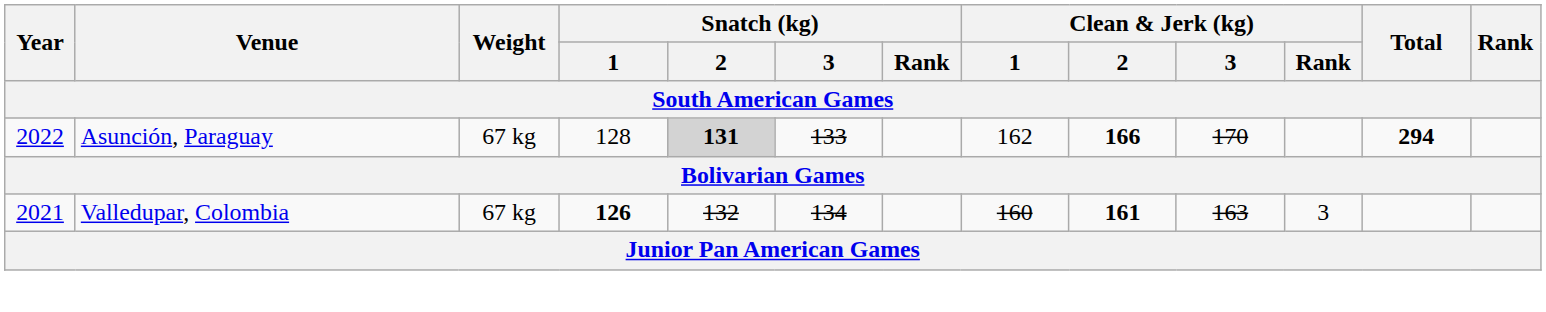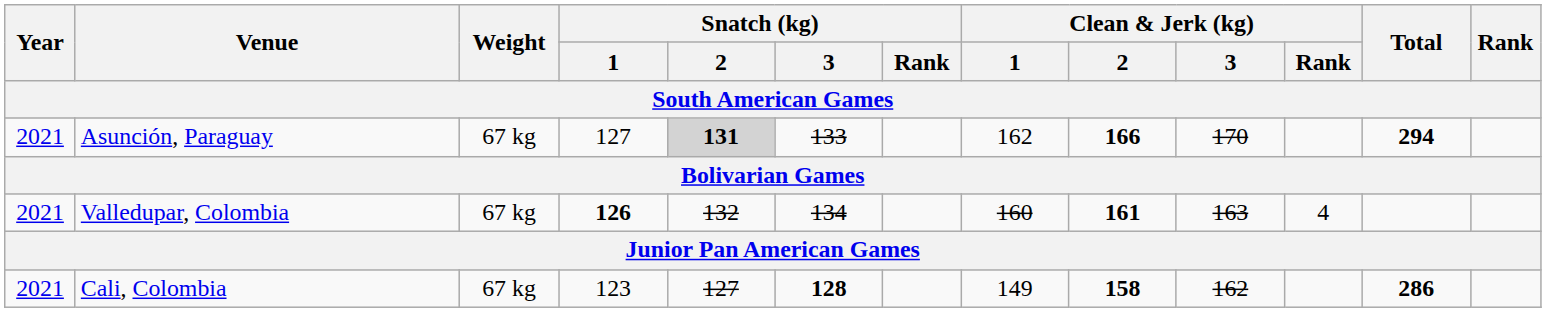(40, 136) 2022 -> (40, 136) 2021
(613, 136) 128 -> (613, 136) 127
(1323, 212) 3 -> (1323, 212) 4
+ row: (154, 288)
